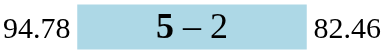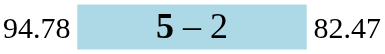(347, 28) 82.46 -> (347, 28) 82.47
